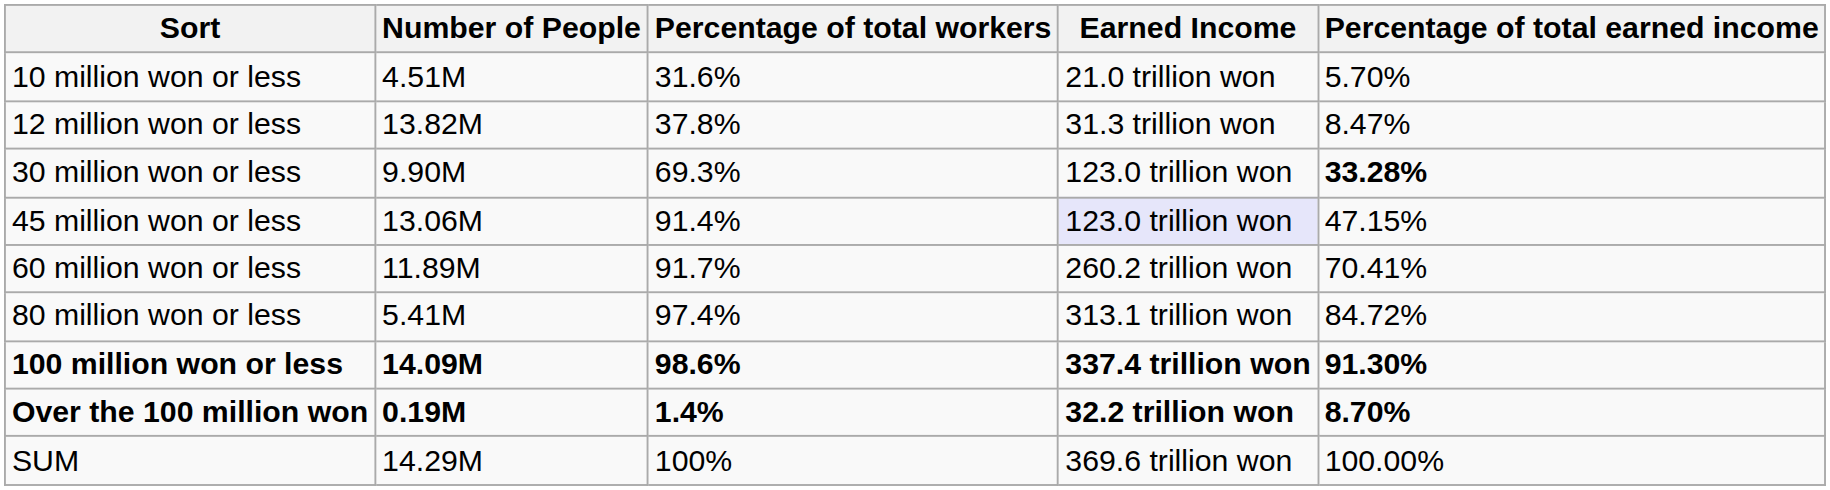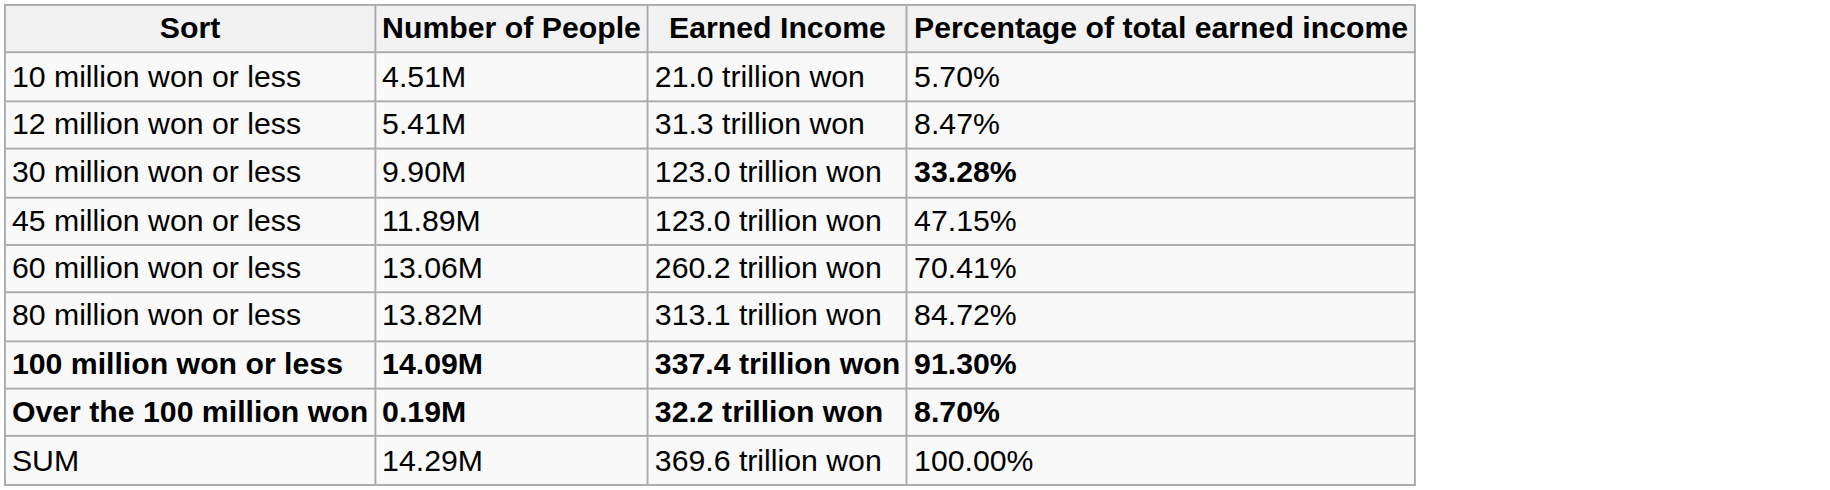- column: (853, 28)
(433, 124) 13.82M -> (424, 124) 5.41M
(433, 220) 13.06M -> (431, 220) 11.89M
(1179, 220) lavender background -> (768, 220) no background
(431, 268) 11.89M -> (433, 268) 13.06M
(424, 316) 5.41M -> (433, 316) 13.82M
